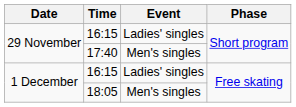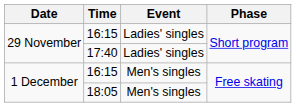(164, 53) Men's singles -> (164, 53) Ladies' singles
(164, 72) Ladies' singles -> (164, 72) Men's singles
